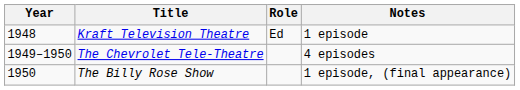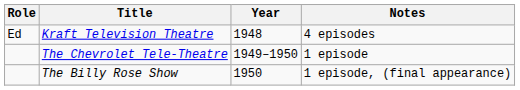columns swapped: (40, 14) <-> (284, 14)
(336, 34) 1 episode -> (339, 34) 4 episodes
(339, 54) 4 episodes -> (336, 54) 1 episode
